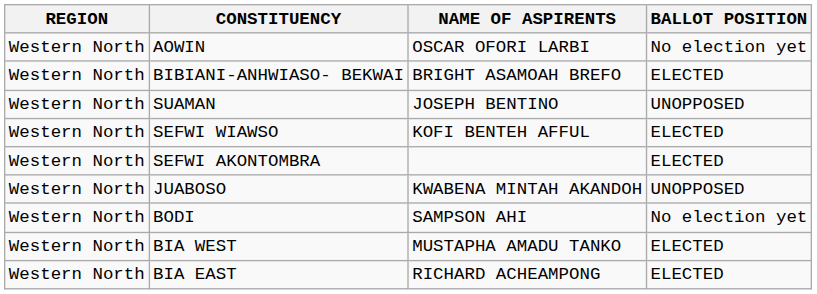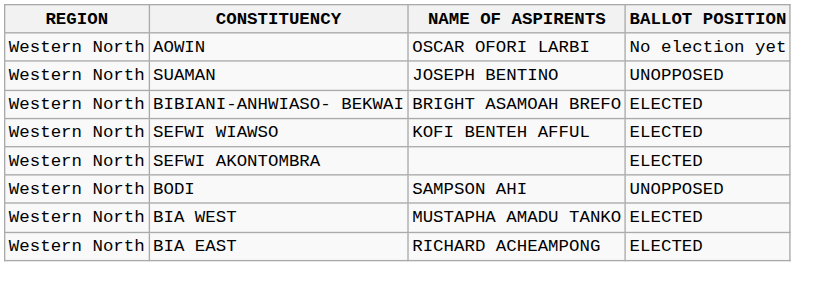rows swapped: (184, 104) <-> (278, 76)
- row: (190, 189)
(729, 218) No election yet -> (677, 189) UNOPPOSED
